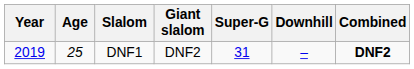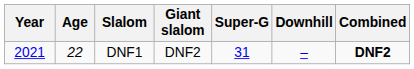(30, 52) 2019 -> (30, 52) 2021
(75, 52) 25 -> (75, 52) 22
